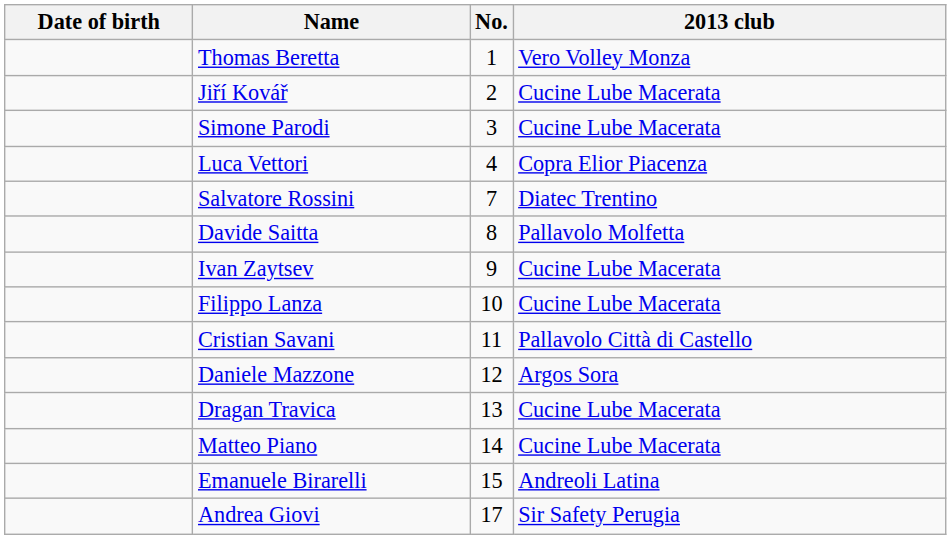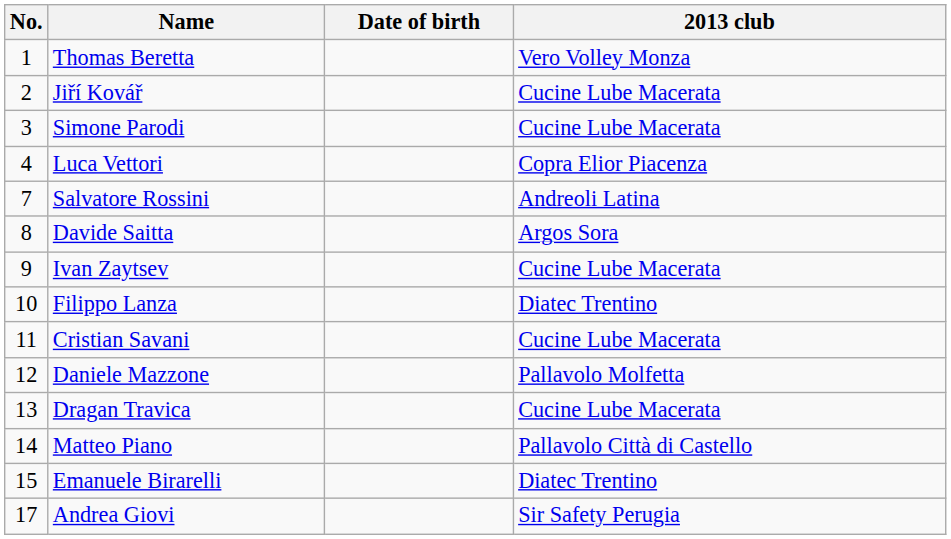columns swapped: (491, 22) <-> (99, 22)
(588, 198) Diatec Trentino -> (589, 198) Andreoli Latina
(601, 233) Pallavolo Molfetta -> (568, 233) Argos Sora
(619, 304) Cucine Lube Macerata -> (588, 304) Diatec Trentino
(635, 339) Pallavolo Città di Castello -> (619, 339) Cucine Lube Macerata
(568, 374) Argos Sora -> (601, 374) Pallavolo Molfetta
(619, 445) Cucine Lube Macerata -> (635, 445) Pallavolo Città di Castello
(589, 480) Andreoli Latina -> (588, 480) Diatec Trentino
